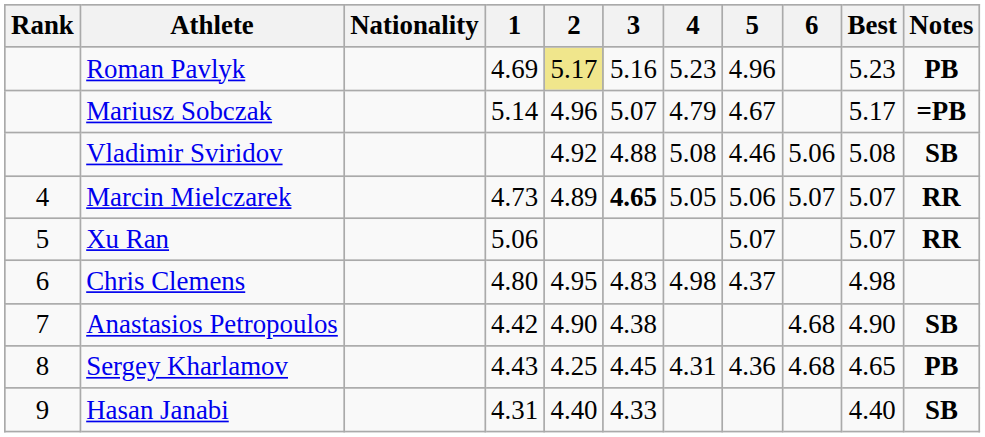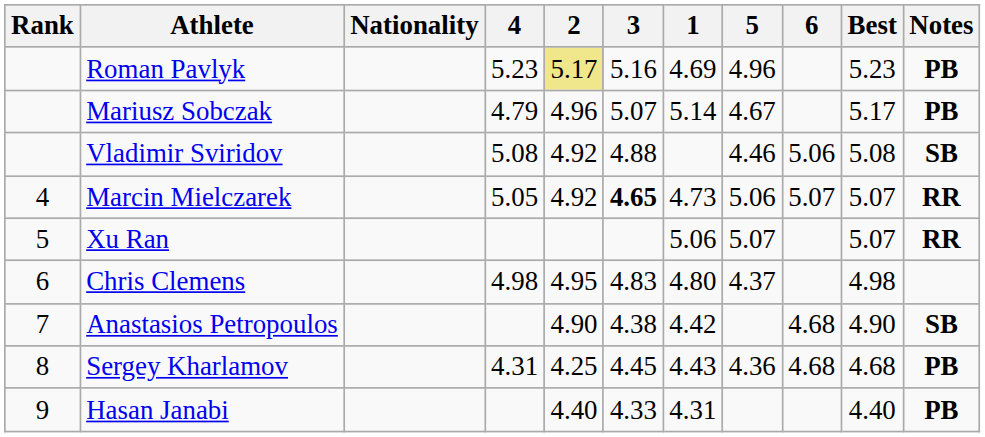columns swapped: (515, 25) <-> (693, 25)
(941, 111) =PB -> (941, 111) PB
(574, 196) 4.89 -> (574, 196) 4.92
(872, 366) 4.65 -> (872, 366) 4.68
(941, 409) SB -> (941, 409) PB
